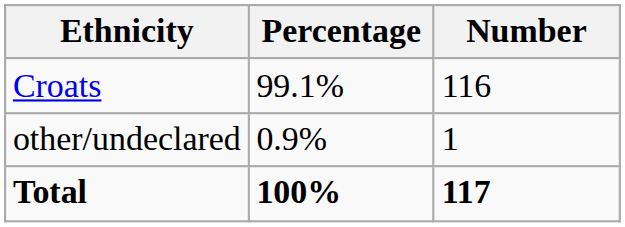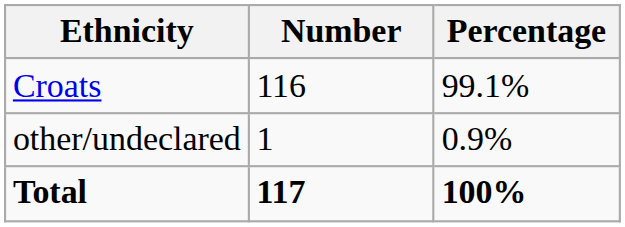columns swapped: (526, 31) <-> (341, 31)
